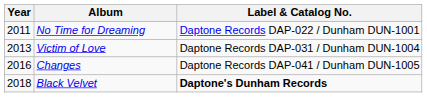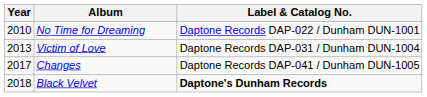(19, 30) 2011 -> (19, 30) 2010
(19, 65) 2016 -> (19, 65) 2017
